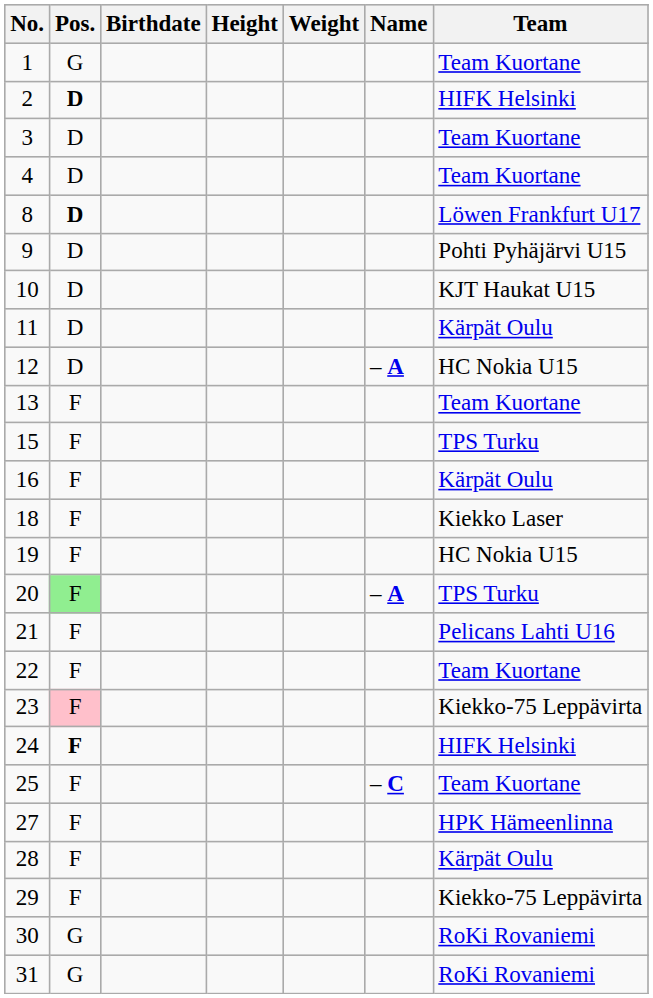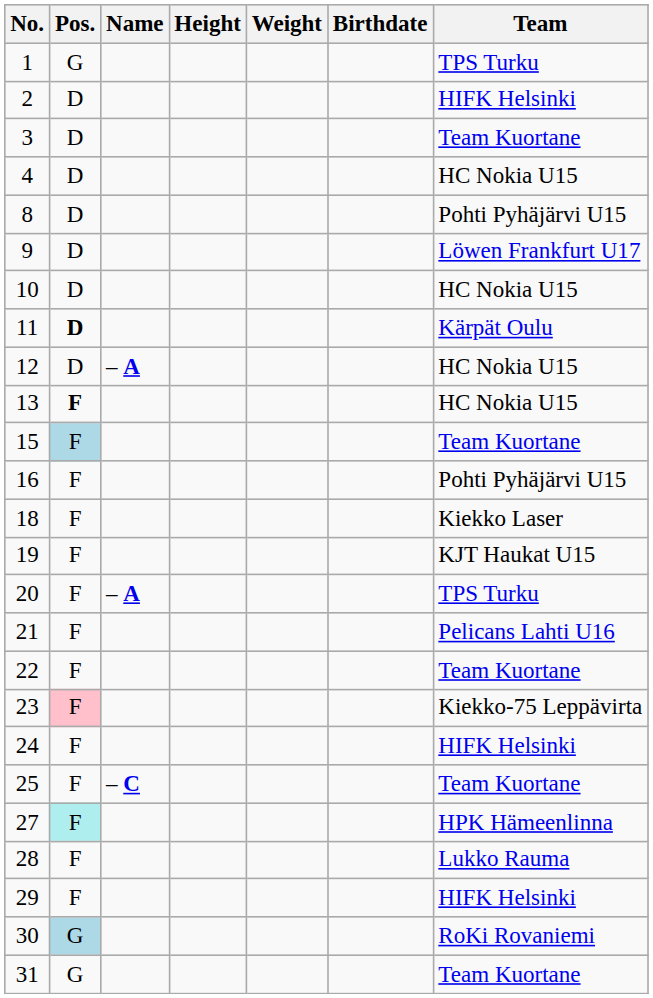columns swapped: (399, 23) <-> (153, 23)
(509, 61) Team Kuortane -> (489, 61) TPS Turku
(75, 99) bold -> (75, 99) normal
(509, 175) Team Kuortane -> (508, 175) HC Nokia U15
(75, 213) bold -> (75, 213) normal
(539, 213) Löwen Frankfurt U17 -> (532, 213) Pohti Pyhäjärvi U15
(532, 251) Pohti Pyhäjärvi U15 -> (539, 251) Löwen Frankfurt U17
(517, 289) KJT Haukat U15 -> (508, 289) HC Nokia U15
(75, 327) normal -> (75, 327) bold
(75, 403) normal -> (75, 403) bold
(509, 403) Team Kuortane -> (508, 403) HC Nokia U15
(75, 441) no background -> (75, 441) lightblue background
(489, 441) TPS Turku -> (509, 441) Team Kuortane
(496, 479) Kärpät Oulu -> (532, 479) Pohti Pyhäjärvi U15
(508, 555) HC Nokia U15 -> (517, 555) KJT Haukat U15
(75, 593) lightgreen background -> (75, 593) no background
(75, 745) bold -> (75, 745) normal
(75, 821) no background -> (75, 821) paleturquoise background
(496, 859) Kärpät Oulu -> (504, 859) Lukko Rauma
(540, 897) Kiekko-75 Leppävirta -> (507, 897) HIFK Helsinki
(75, 935) no background -> (75, 935) lightblue background
(517, 973) RoKi Rovaniemi -> (509, 973) Team Kuortane
